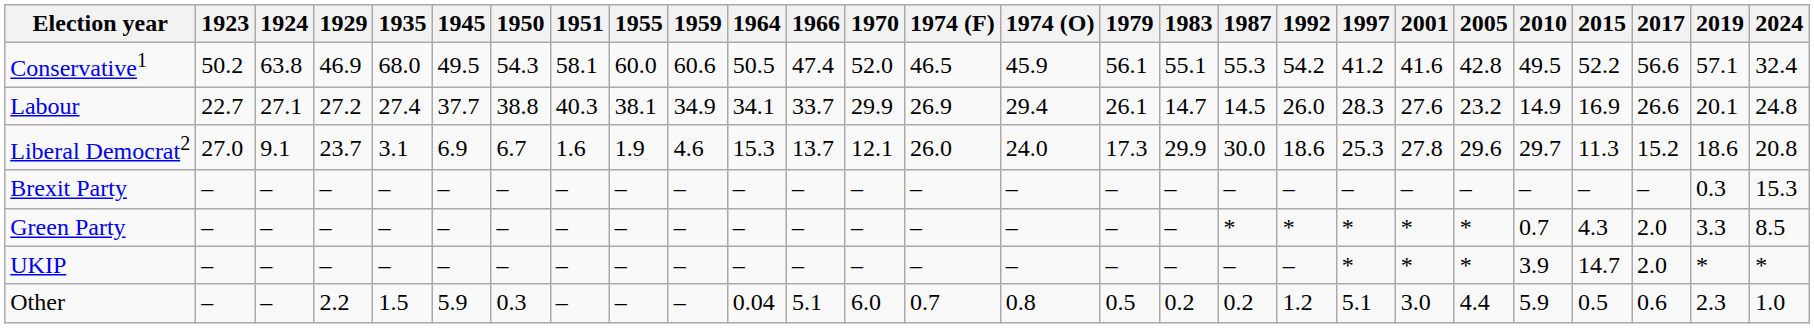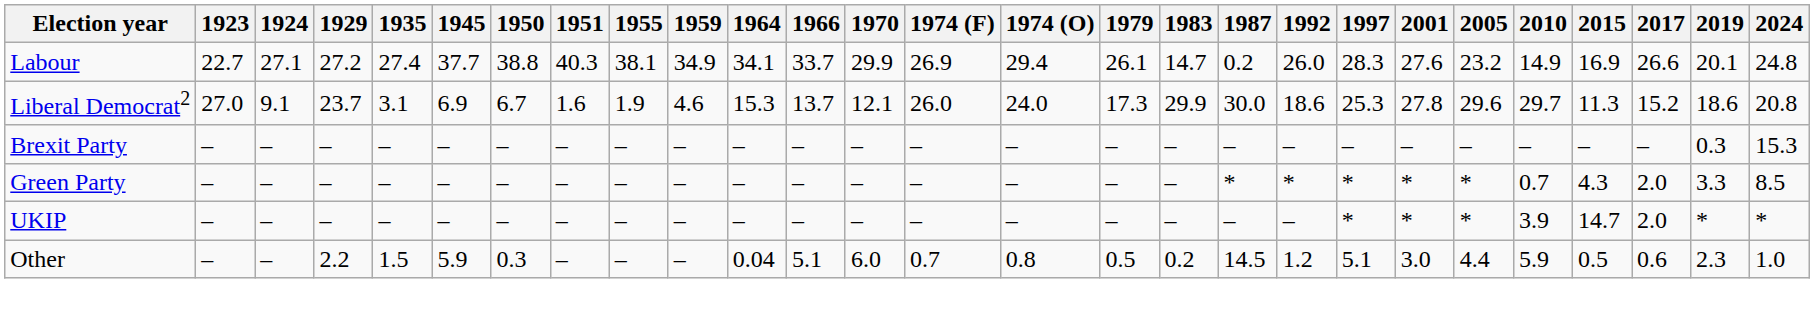- row: (79, 64)
(1245, 106) 14.5 -> (1239, 61) 0.2
(1239, 302) 0.2 -> (1245, 258) 14.5
